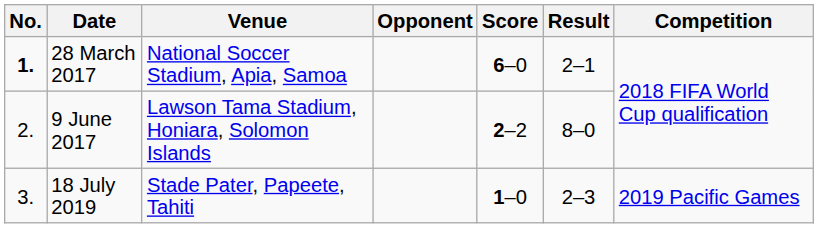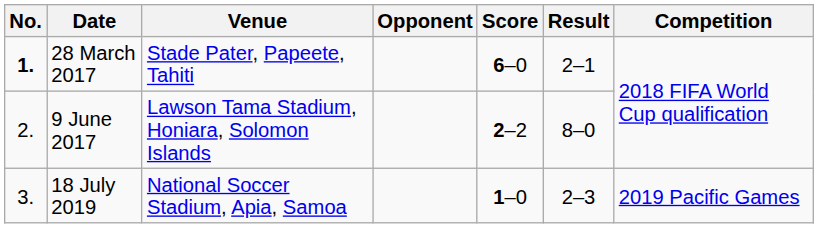(247, 64) National Soccer Stadium, Apia, Samoa -> (246, 64) Stade Pater, Papeete, Tahiti
(246, 196) Stade Pater, Papeete, Tahiti -> (247, 196) National Soccer Stadium, Apia, Samoa
